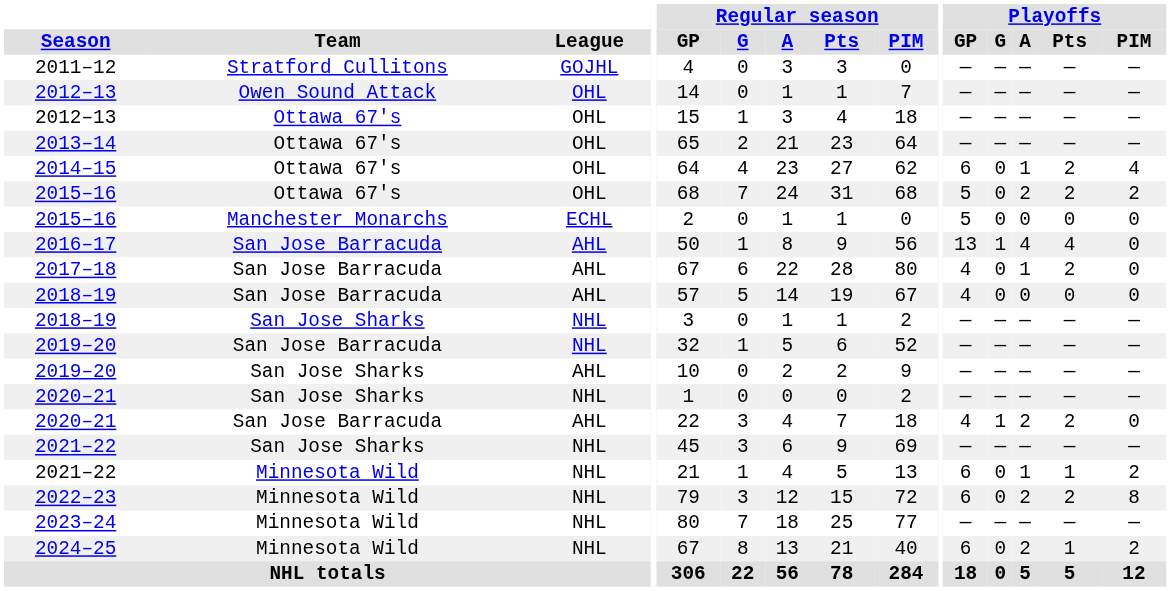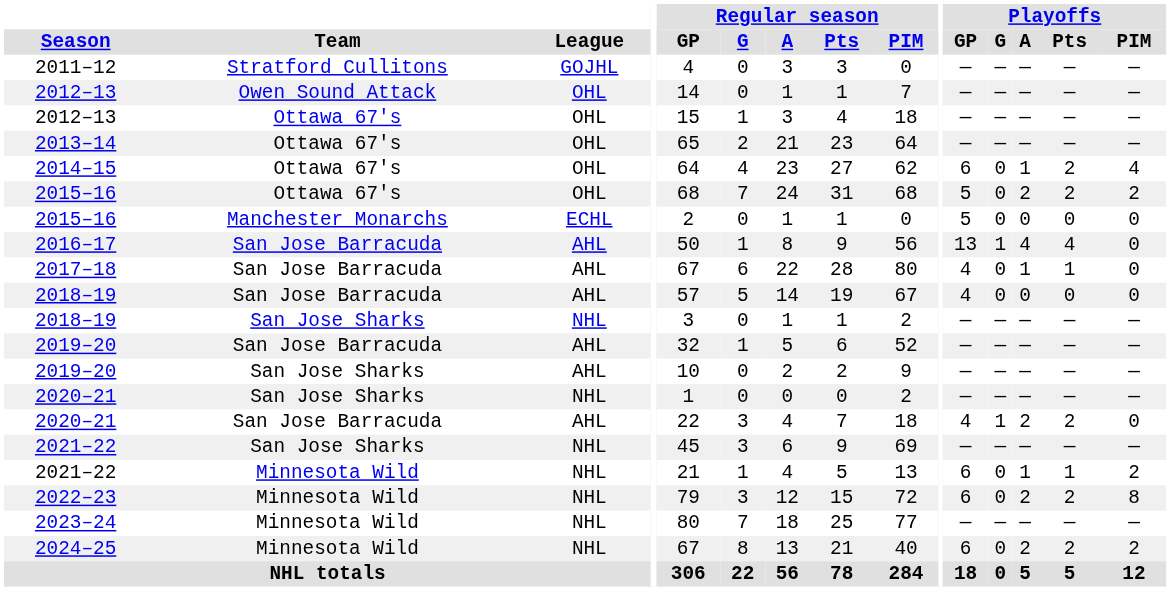(1070, 270) 2 -> (1070, 270) 1
(589, 346) NHL -> (589, 346) AHL
(1070, 549) 1 -> (1070, 549) 2
